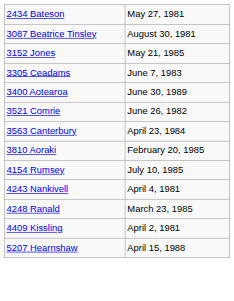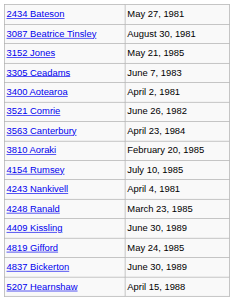(157, 92) June 30, 1989 -> (154, 92) April 2, 1981
(154, 228) April 2, 1981 -> (157, 228) June 30, 1989
+ row: (32, 248)
+ row: (38, 267)
